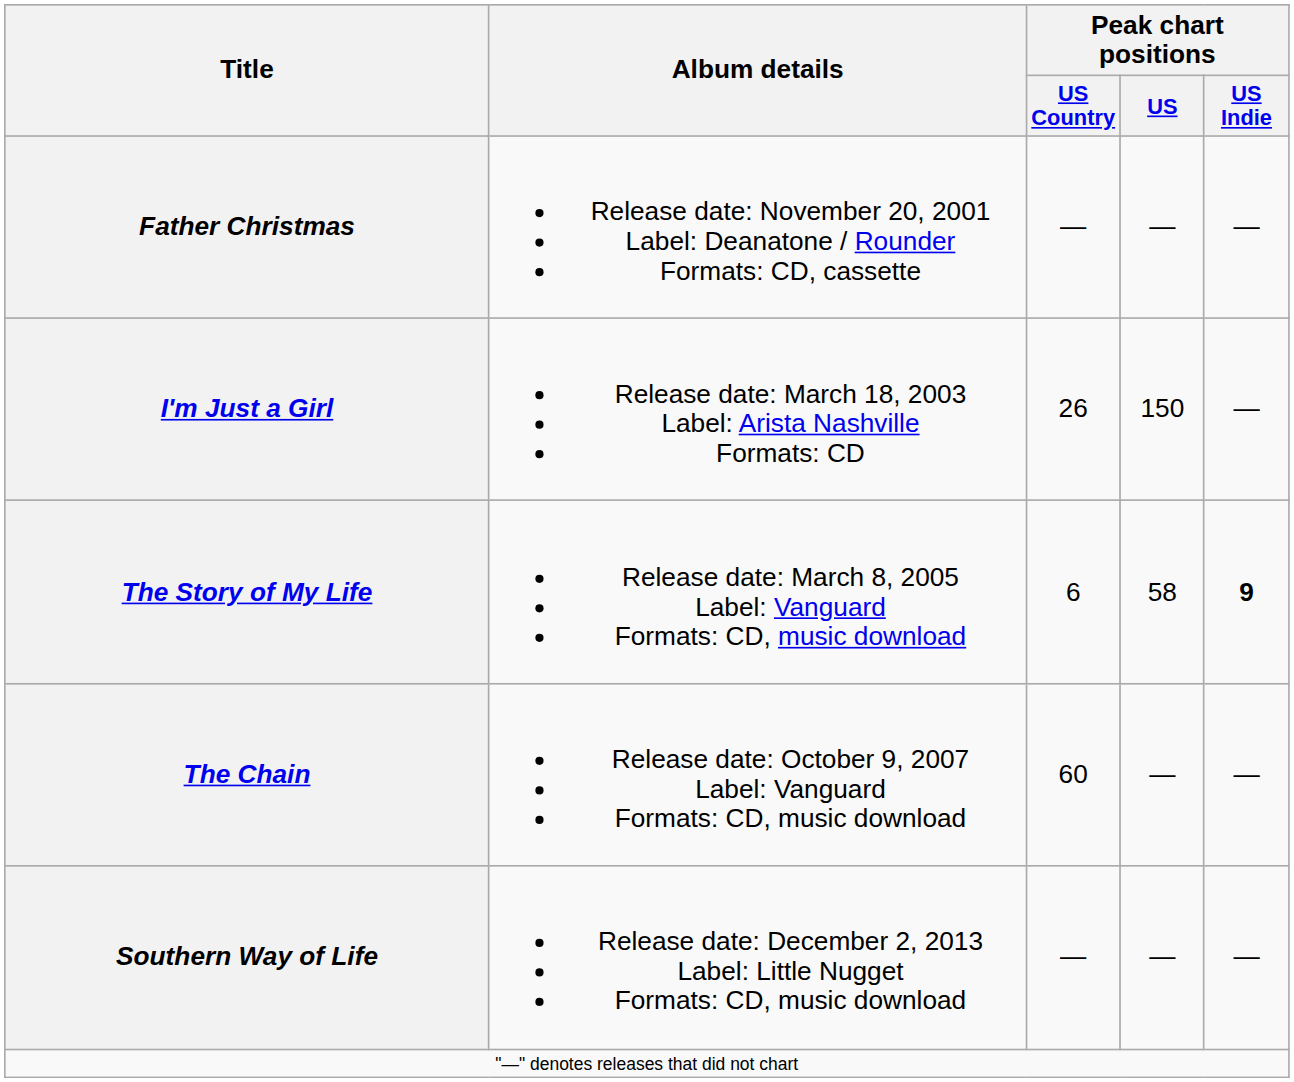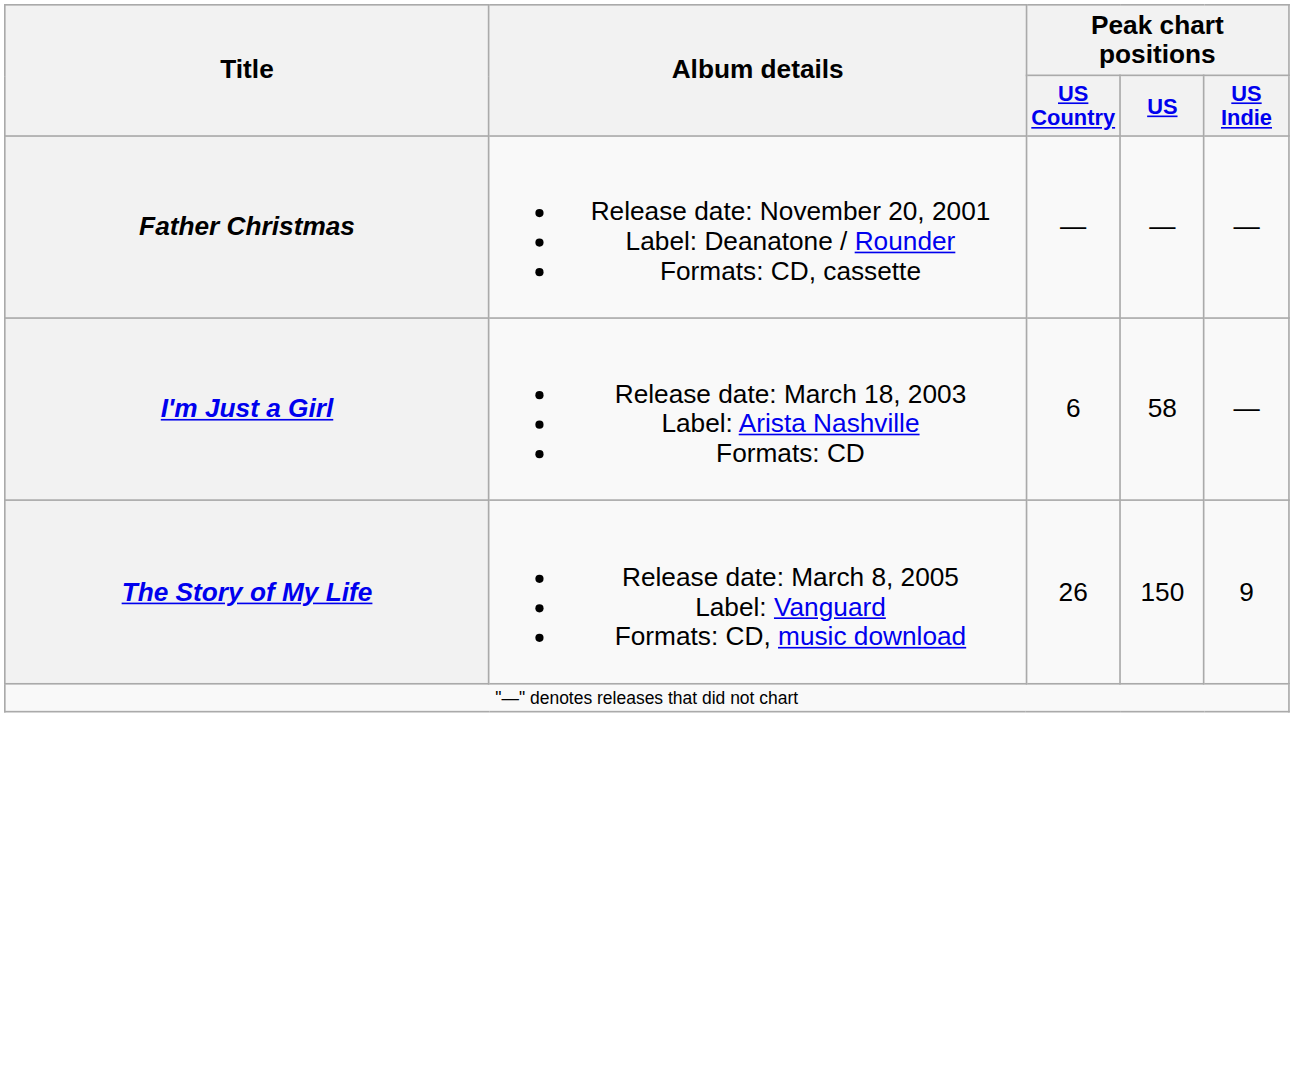(1073, 409) 26 -> (1073, 409) 6
(1162, 409) 150 -> (1162, 409) 58
(1073, 591) 6 -> (1073, 591) 26
(1162, 591) 58 -> (1162, 591) 150
(1247, 591) bold -> (1247, 591) normal
- row: (247, 774)
- row: (247, 957)
